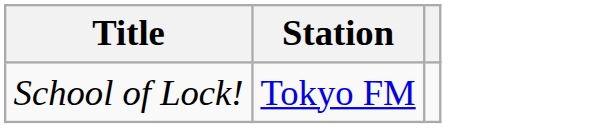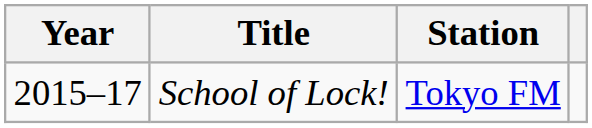+ column: (78, 33)
